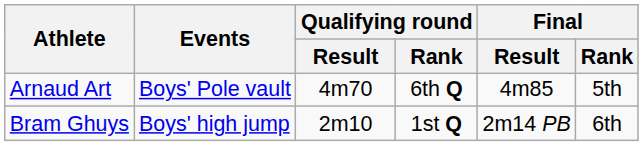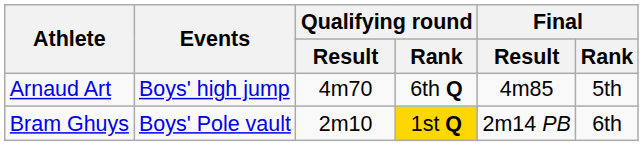(215, 90) Boys' Pole vault -> (214, 90) Boys' high jump
(214, 124) Boys' high jump -> (215, 124) Boys' Pole vault
(436, 124) no background -> (436, 124) gold background
